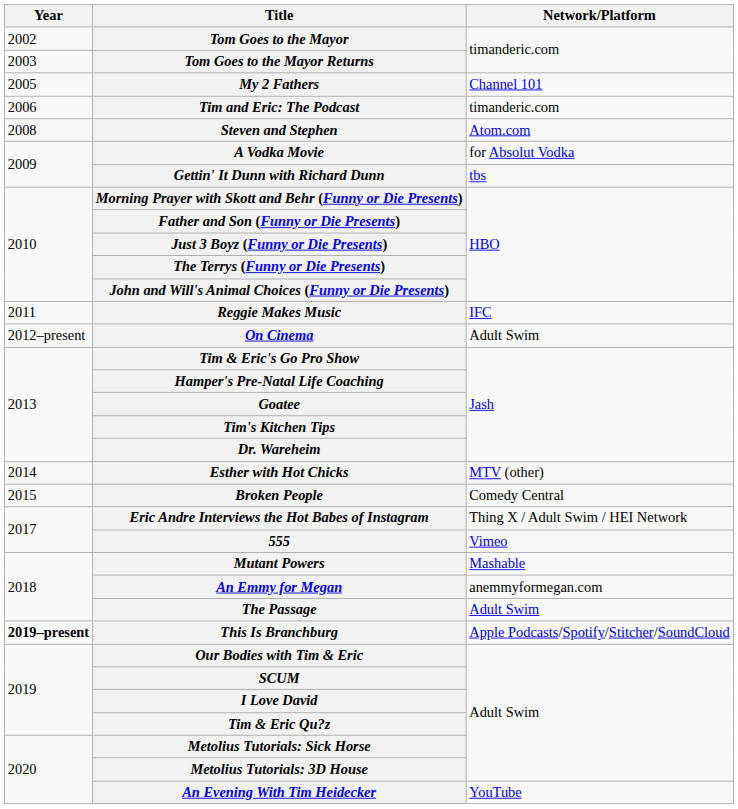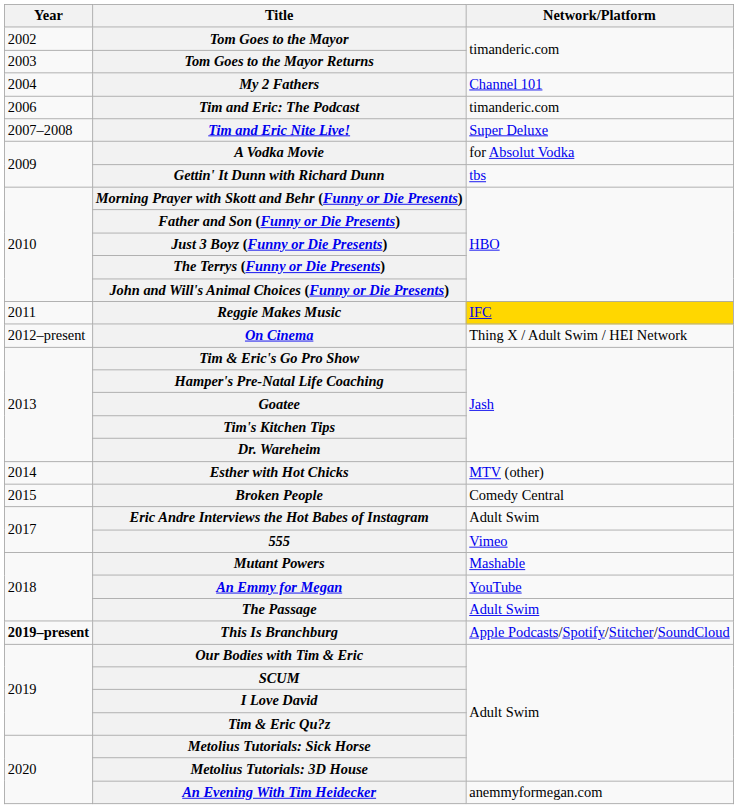(22, 84) 2005 -> (22, 84) 2004
+ row: (279, 130)
- row: (279, 130)
(480, 312) no background -> (480, 312) gold background
(504, 335) Adult Swim -> (578, 335) Thing X / Adult Swim / HEI Network
(578, 518) Thing X / Adult Swim / HEI Network -> (504, 518) Adult Swim
(536, 586) anemmyformegan.com -> (495, 586) YouTube
(495, 792) YouTube -> (536, 792) anemmyformegan.com
